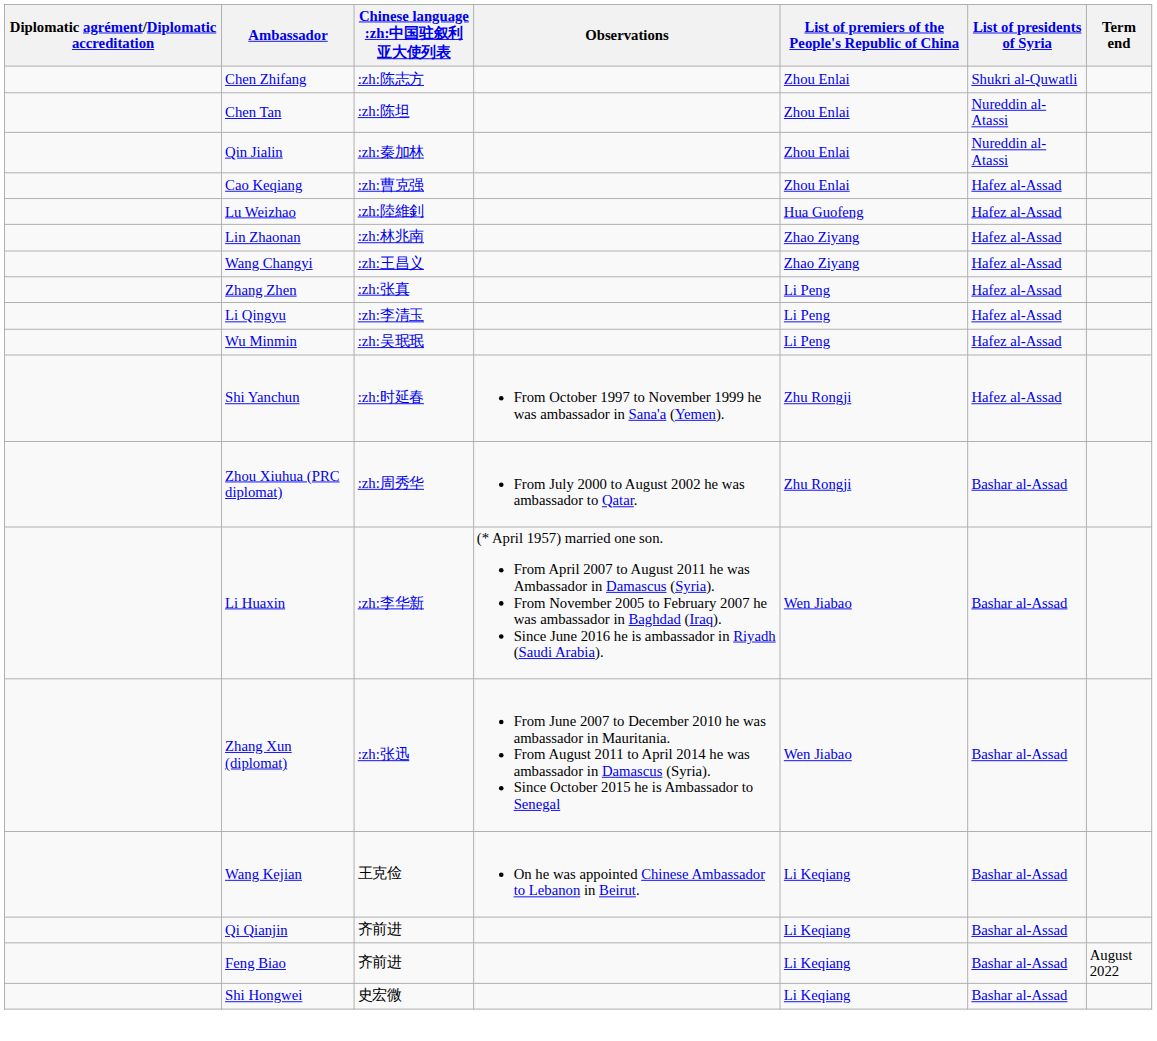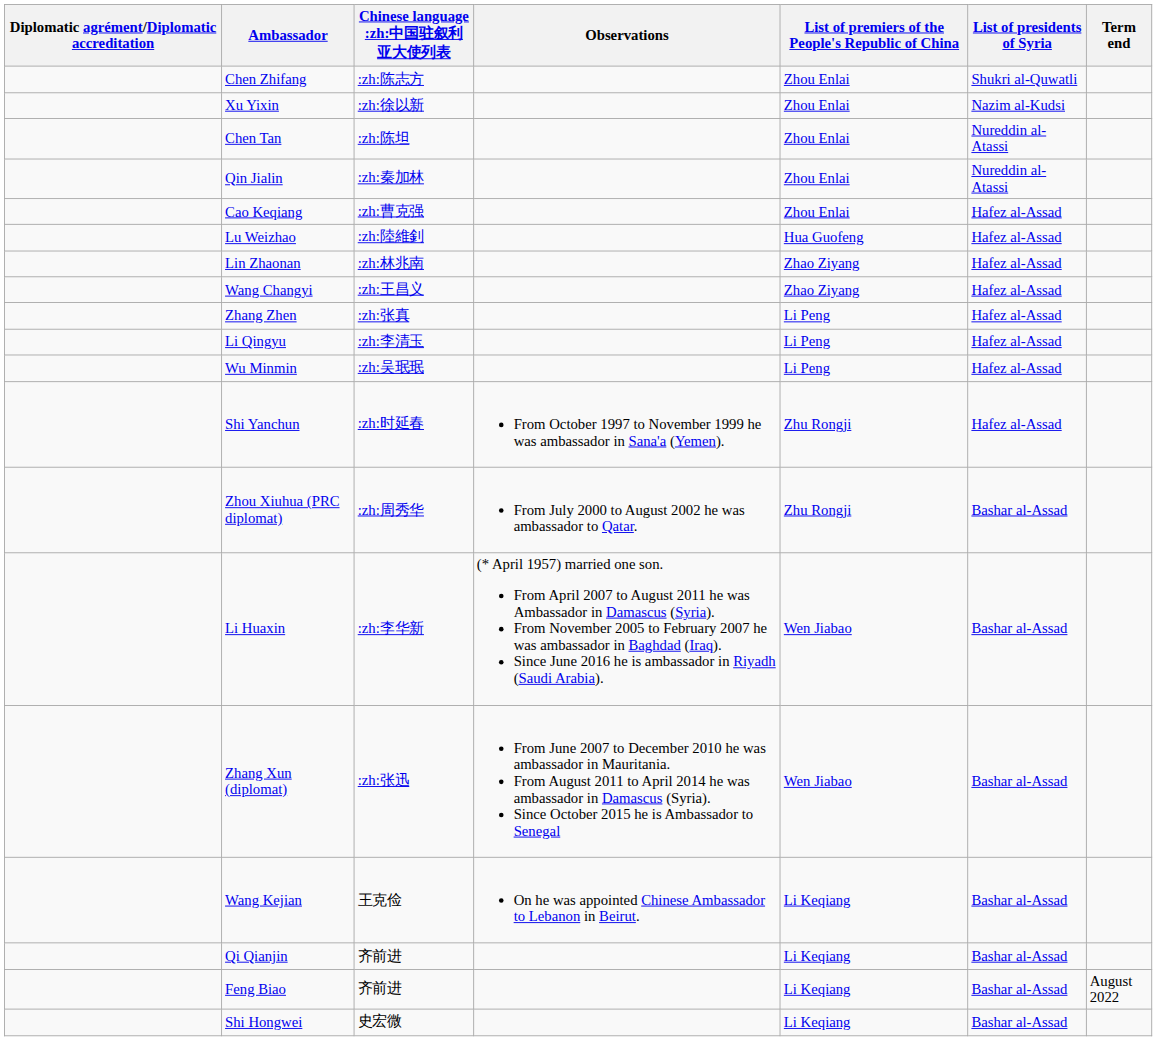+ row: (252, 105)
